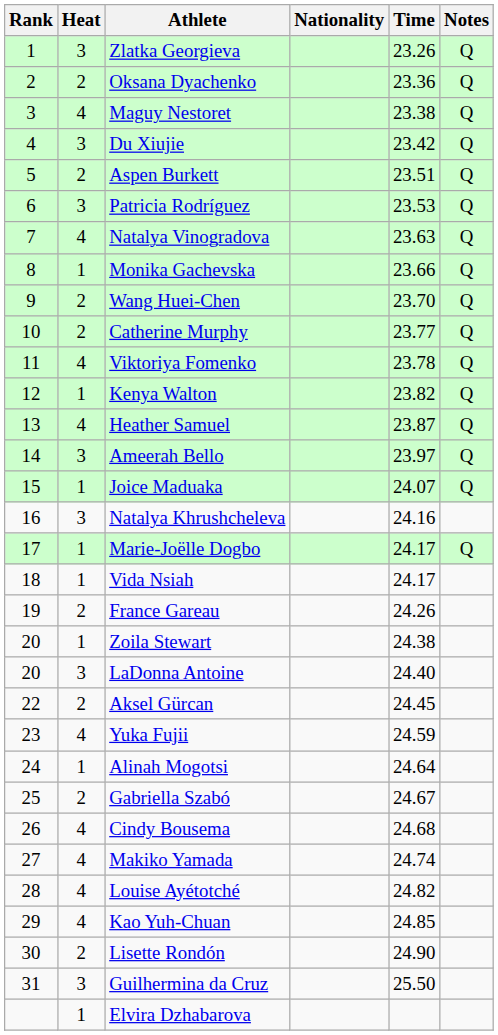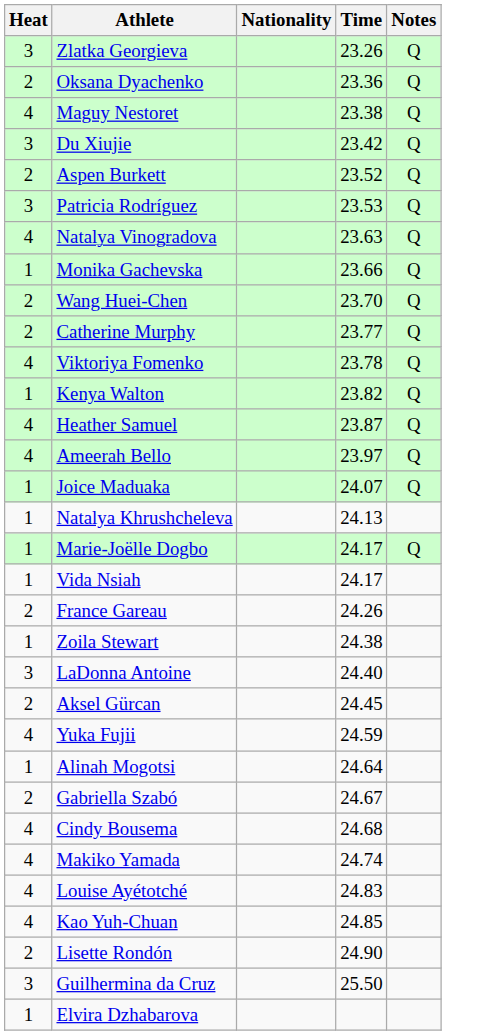- column: (31, 20)
(414, 175) 23.51 -> (361, 175) 23.52
(81, 455) 3 -> (28, 455) 4
(81, 517) 3 -> (28, 517) 1
(414, 517) 24.16 -> (361, 517) 24.13
(414, 890) 24.82 -> (361, 890) 24.83
